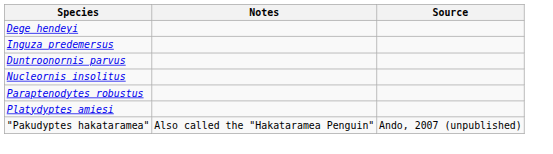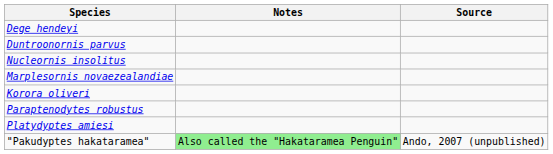- row: (60, 45)
+ row: (90, 77)
+ row: (48, 93)
(264, 125) no background -> (288, 141) lightgreen background
